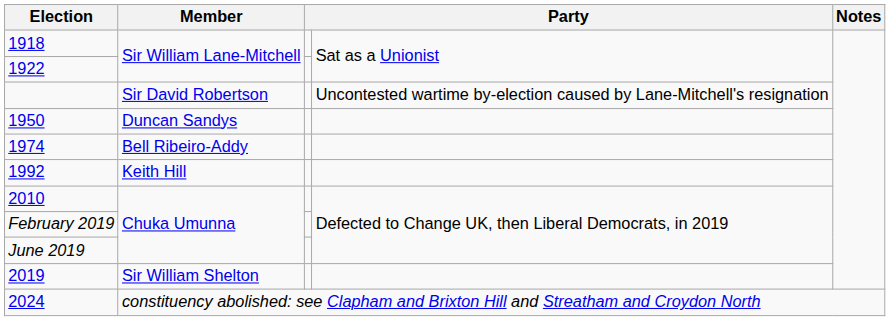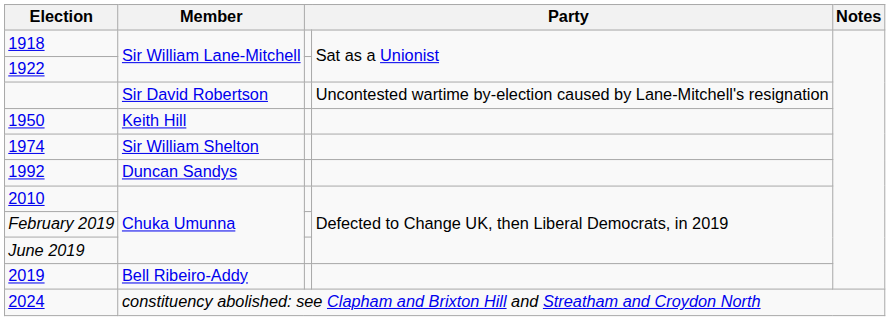(180, 120) Duncan Sandys -> (154, 120) Keith Hill
(185, 146) Bell Ribeiro-Addy -> (190, 146) Sir William Shelton
(154, 172) Keith Hill -> (180, 172) Duncan Sandys
(190, 276) Sir William Shelton -> (185, 276) Bell Ribeiro-Addy
